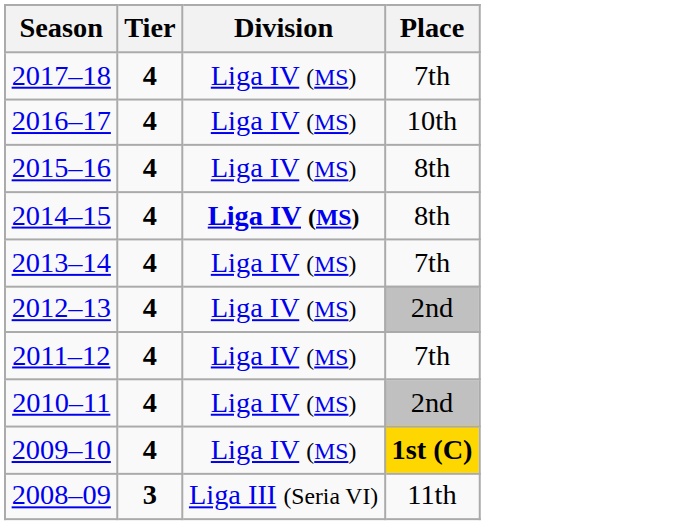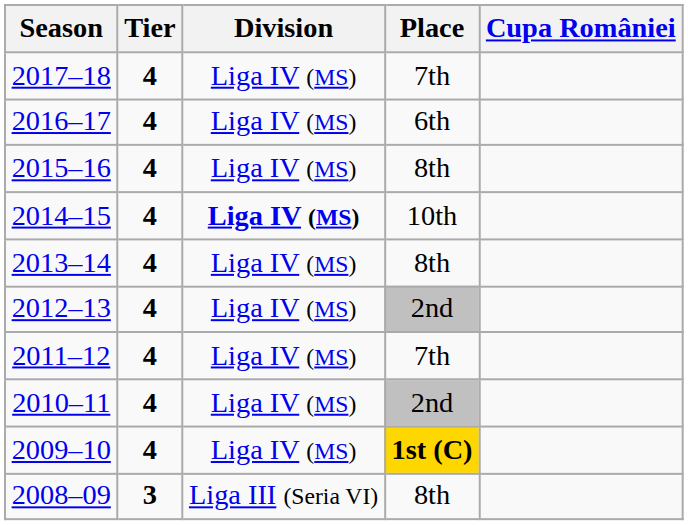+ column: (581, 28)
(432, 121) 10th -> (432, 121) 6th
(432, 215) 8th -> (432, 215) 10th
(432, 262) 7th -> (432, 262) 8th
(432, 496) 11th -> (432, 496) 8th
